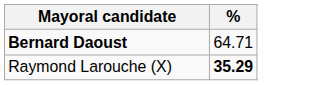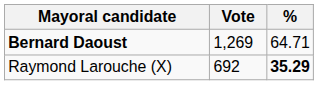+ column: (238, 17)
